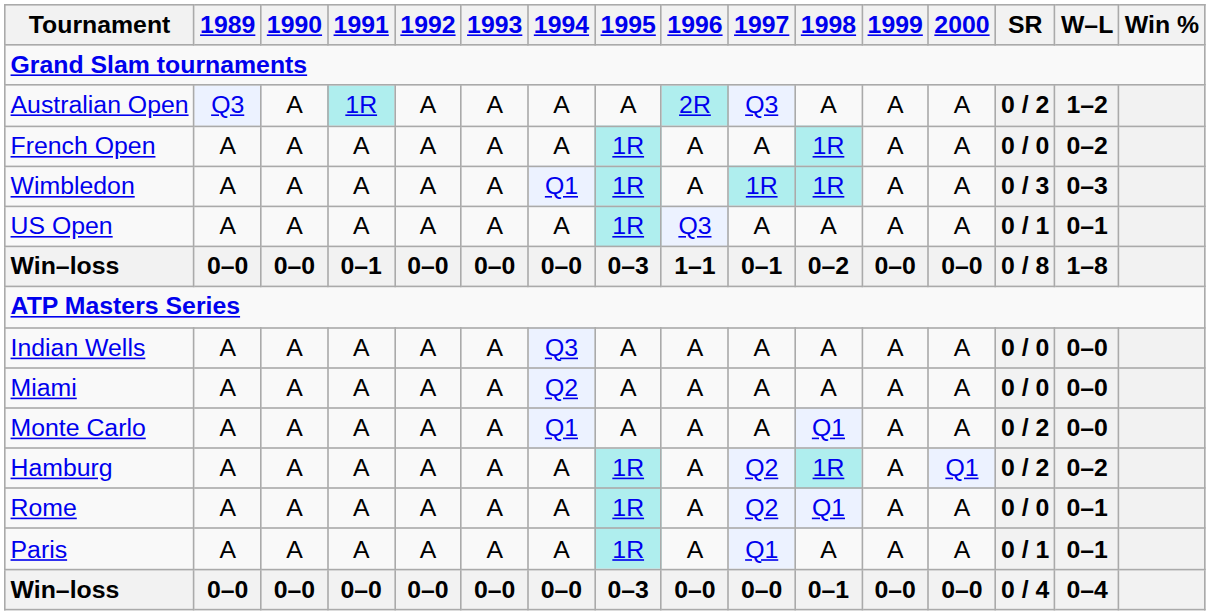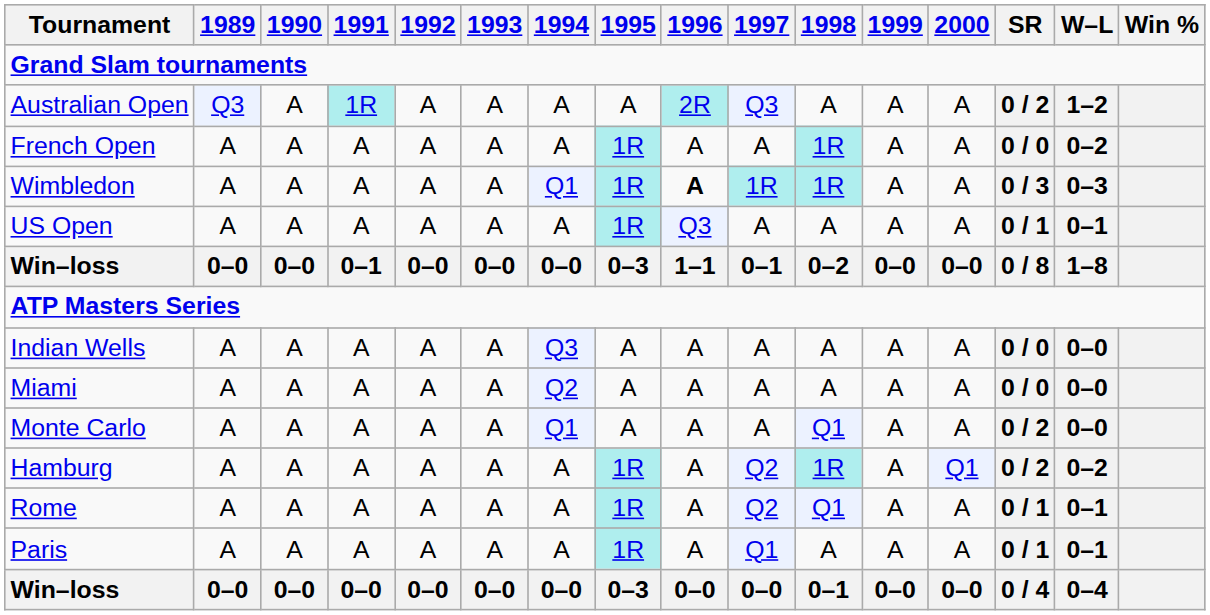(695, 185) normal -> (695, 185) bold
(1025, 507) 0 / 0 -> (1025, 507) 0 / 1
